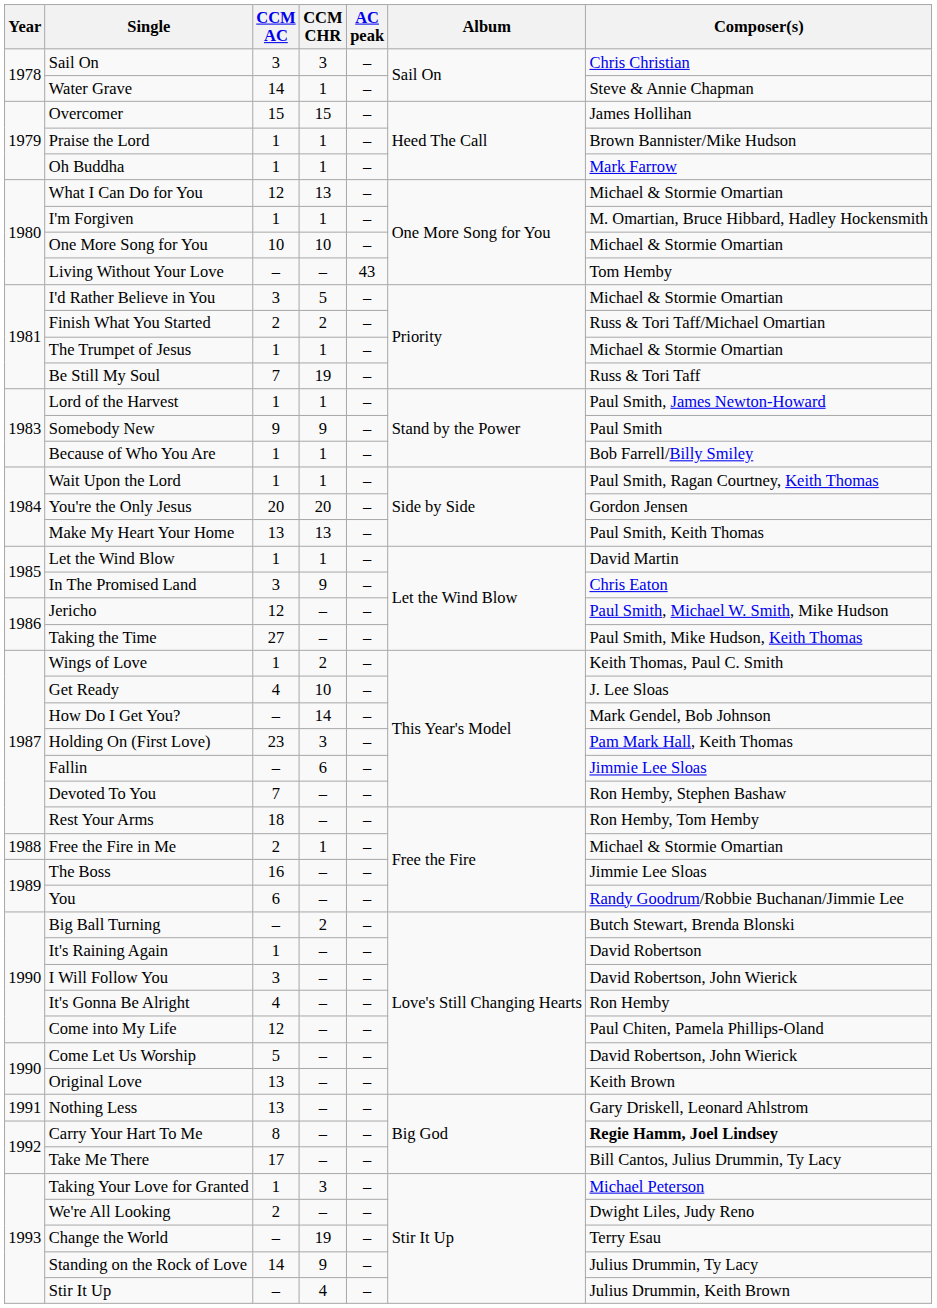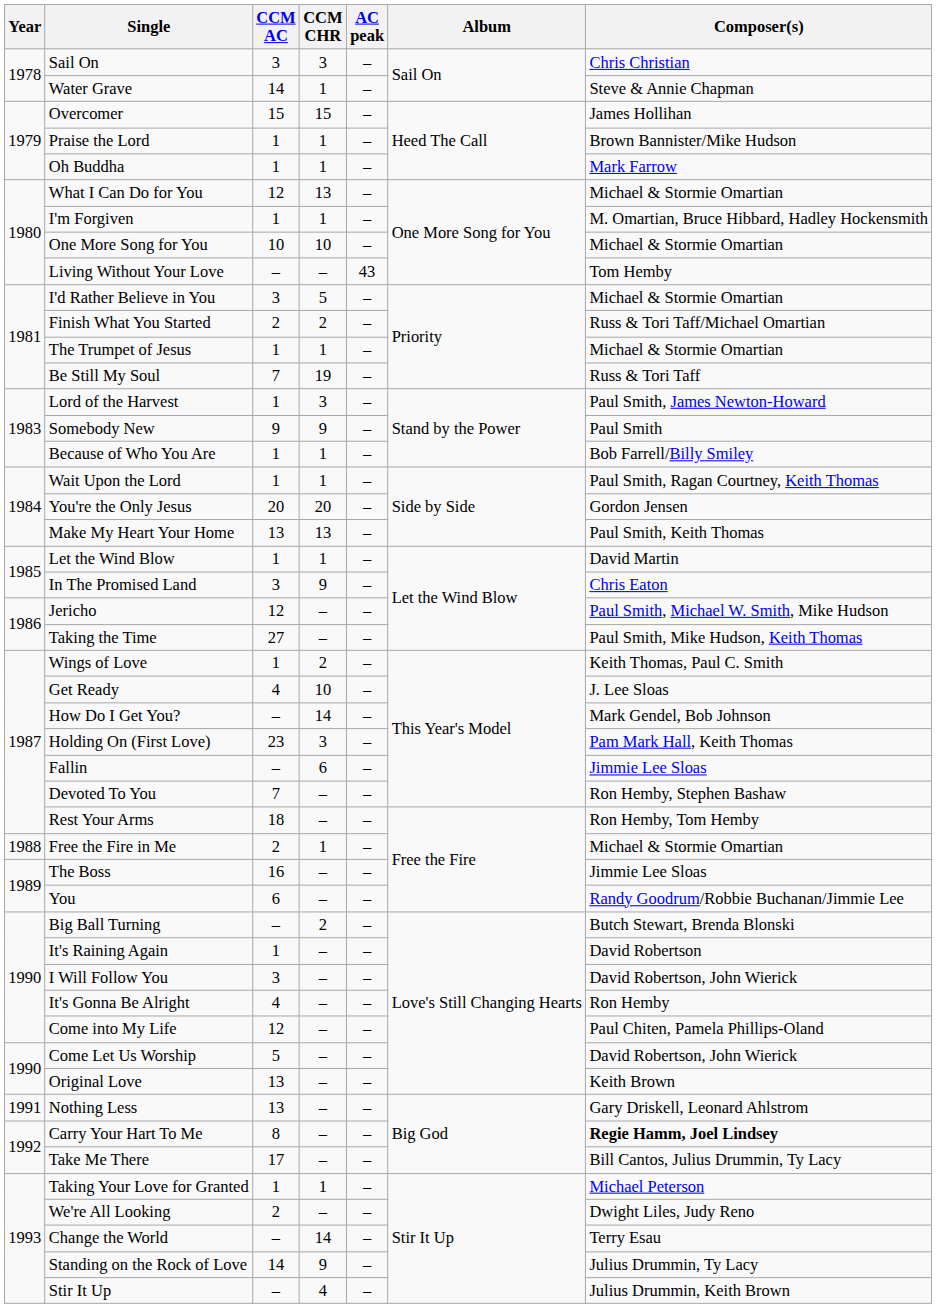(323, 402) 1 -> (323, 402) 3
(323, 1186) 3 -> (323, 1186) 1
(323, 1238) 19 -> (323, 1238) 14
